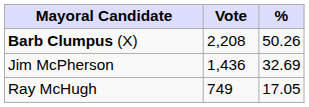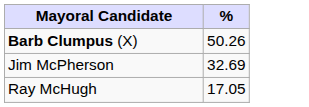- column: (231, 16)
